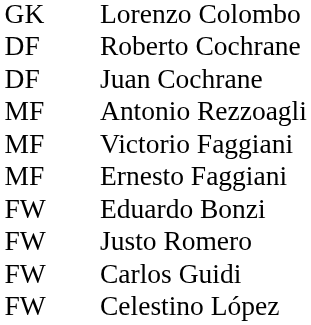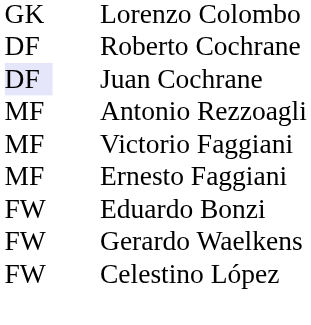(22, 78) no background -> (22, 78) lavender background
- row: (176, 241)
+ row: (201, 241)
- row: (171, 273)
